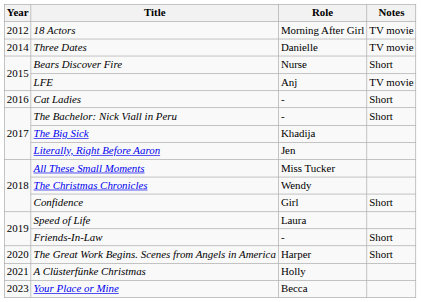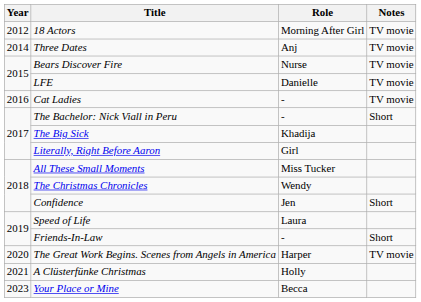(299, 47) Danielle -> (289, 47) Anj
(381, 64) Short -> (391, 64) TV movie
(289, 82) Anj -> (299, 82) Danielle
(381, 99) Short -> (391, 99) TV movie
(288, 151) Jen -> (290, 151) Girl
(290, 202) Girl -> (288, 202) Jen
(381, 254) Short -> (391, 254) TV movie
